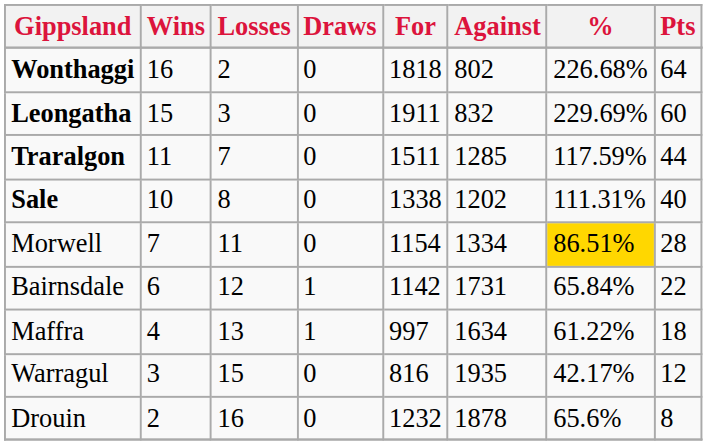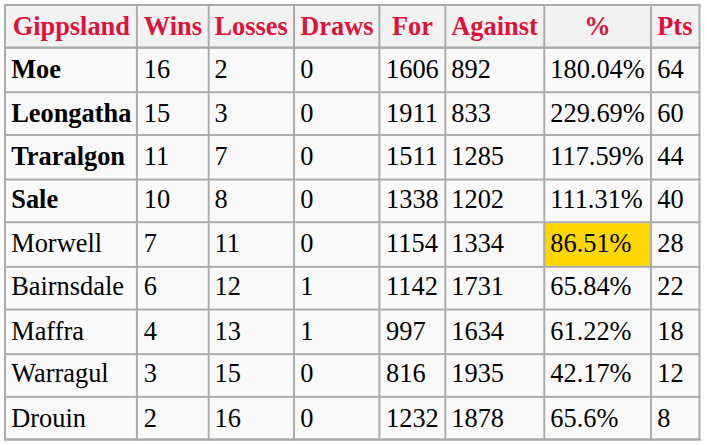- row: (73, 69)
+ row: (36, 69)
(474, 112) 832 -> (471, 112) 833
